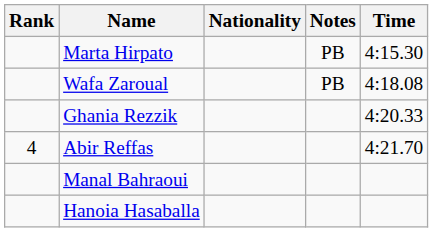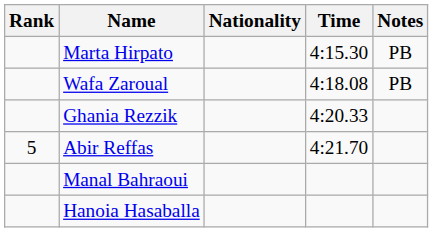columns swapped: (394, 20) <-> (333, 20)
(32, 147) 4 -> (32, 147) 5
